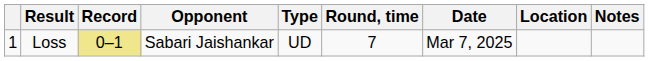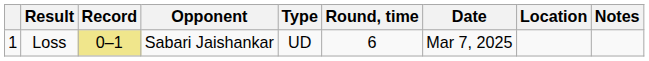(372, 42) 7 -> (372, 42) 6
